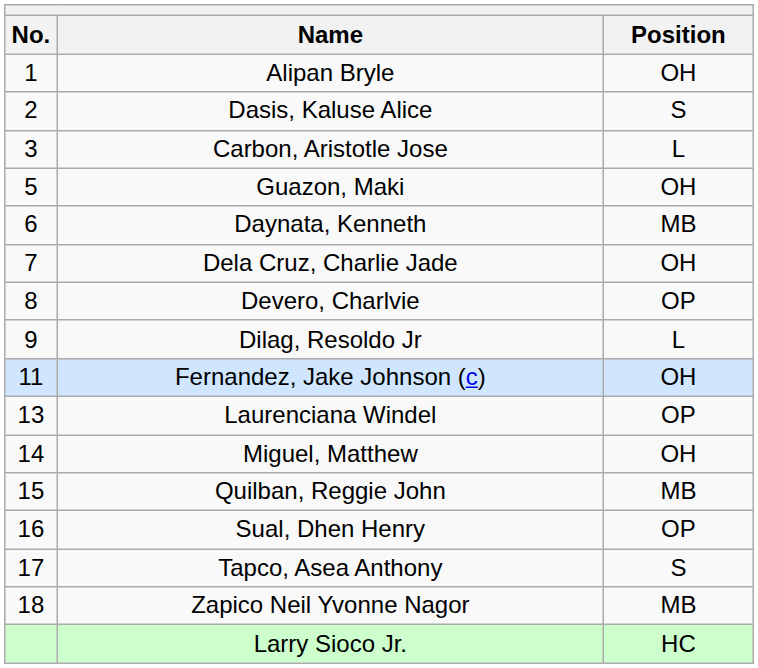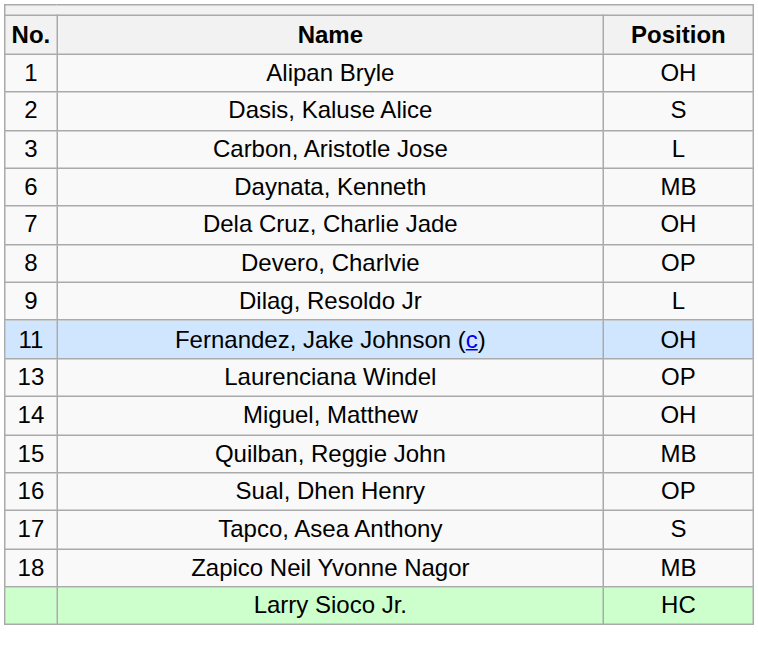- row: (330, 186)
